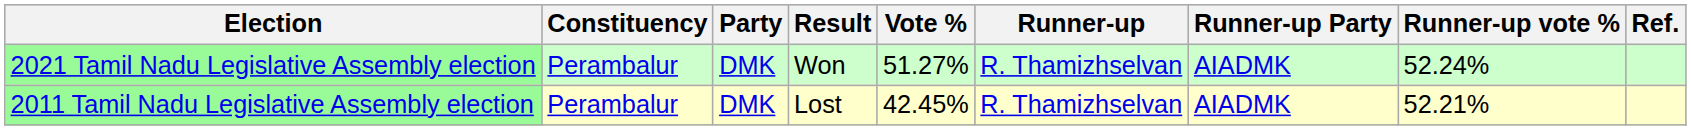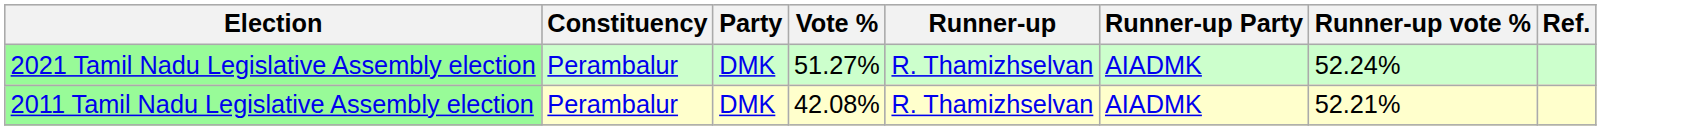- column: (833, 24)
(926, 104) 42.45% -> (837, 104) 42.08%
